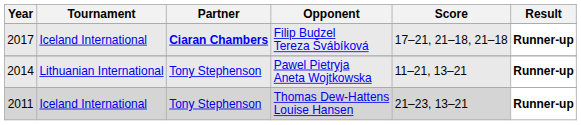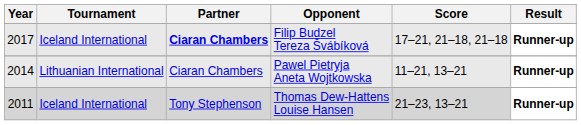(215, 72) Tony Stephenson -> (216, 72) Ciaran Chambers
